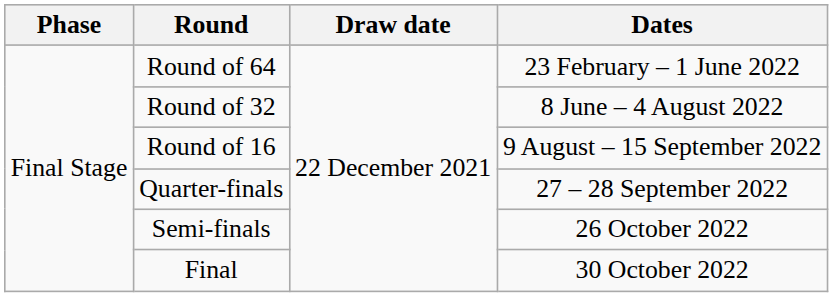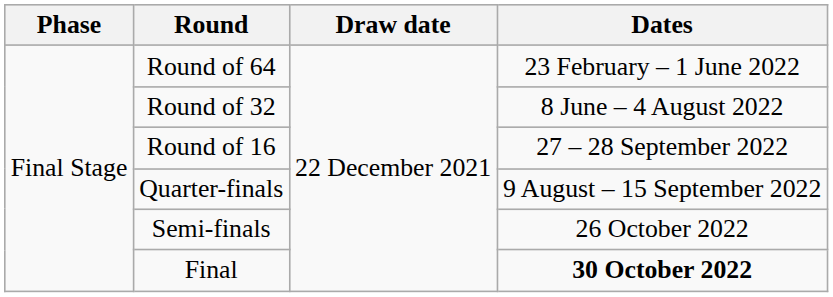(662, 147) 9 August – 15 September 2022 -> (662, 147) 27 – 28 September 2022
(662, 188) 27 – 28 September 2022 -> (662, 188) 9 August – 15 September 2022
(662, 270) normal -> (662, 270) bold
